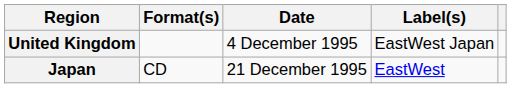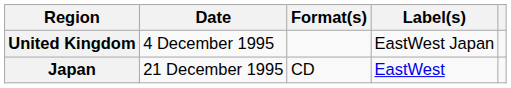columns swapped: (297, 17) <-> (181, 17)
